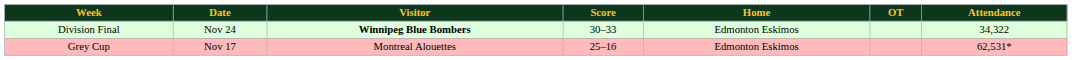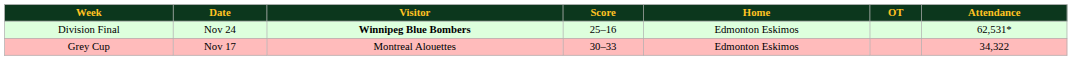(603, 30) 30–33 -> (603, 30) 25–16
(994, 30) 34,322 -> (994, 30) 62,531*
(603, 47) 25–16 -> (603, 47) 30–33
(994, 47) 62,531* -> (994, 47) 34,322
